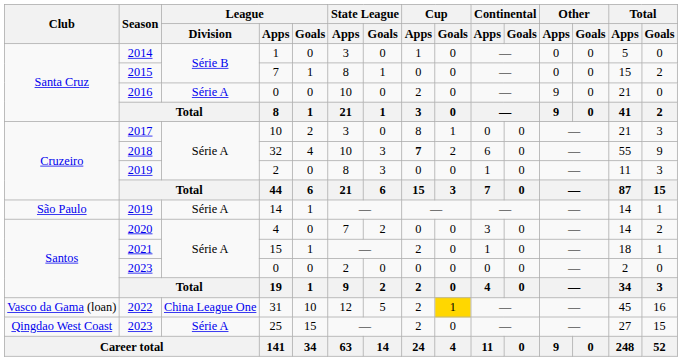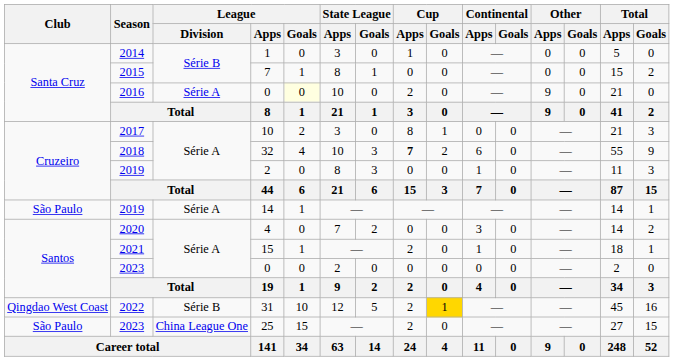(310, 92) no background -> (302, 92) lightyellow background
(62, 307) Vasco da Gama (loan) -> (58, 307) Qingdao West Coast
(210, 307) China League One -> (202, 307) Série B
(62, 326) Qingdao West Coast -> (58, 326) São Paulo
(210, 326) Série A -> (202, 326) China League One
